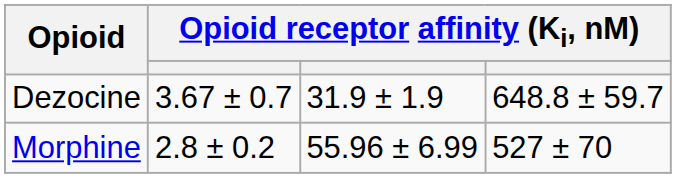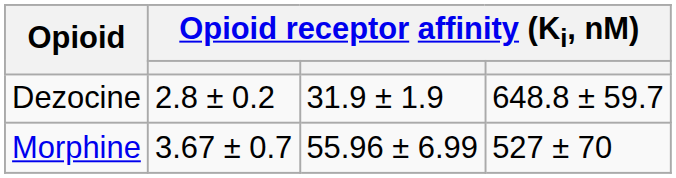(224, 98) 3.67 ± 0.7 -> (215, 98) 2.8 ± 0.2
(215, 147) 2.8 ± 0.2 -> (224, 147) 3.67 ± 0.7
